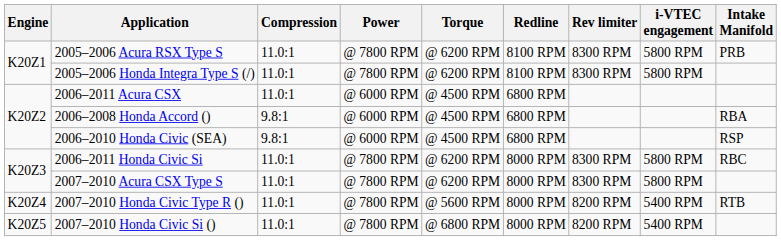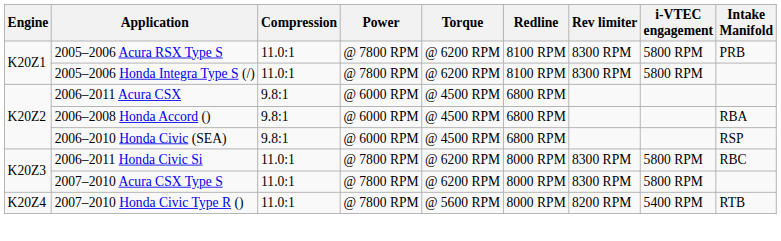(278, 95) 11.0:1 -> (275, 95) 9.8:1
- row: (135, 224)
